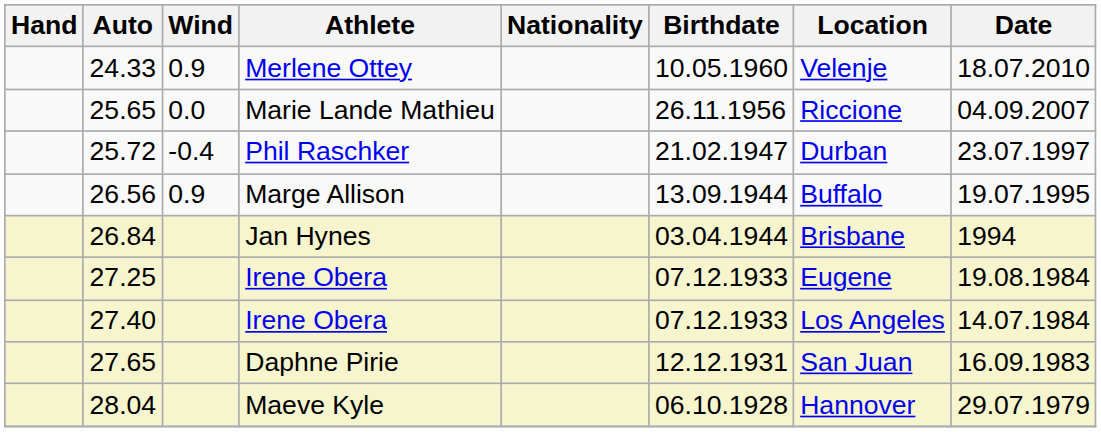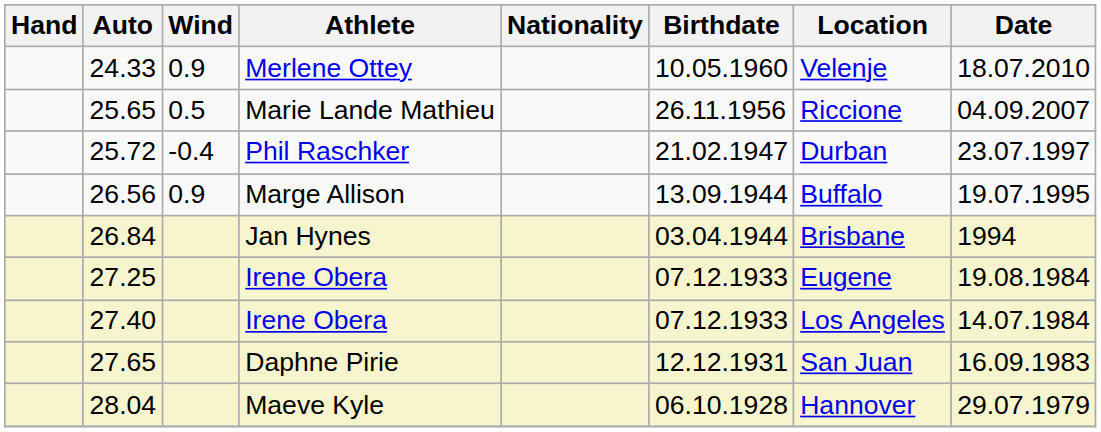(187, 109) 0.0 -> (187, 109) 0.5
